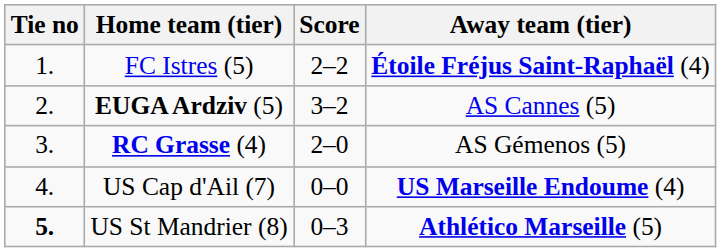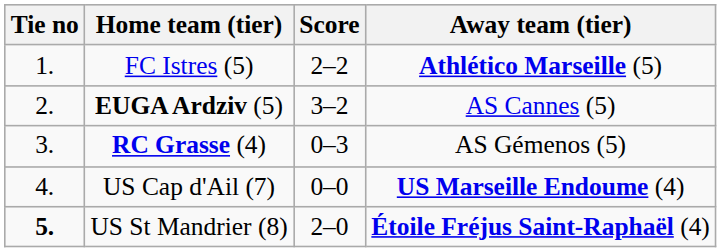(541, 65) Étoile Fréjus Saint-Raphaël (4) -> (541, 65) Athlético Marseille (5)
(329, 145) 2–0 -> (329, 145) 0–3
(329, 226) 0–3 -> (329, 226) 2–0
(541, 226) Athlético Marseille (5) -> (541, 226) Étoile Fréjus Saint-Raphaël (4)
